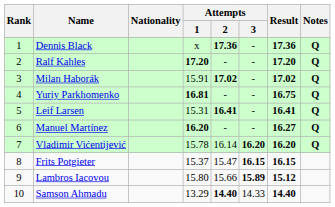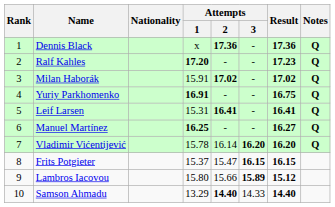(284, 62) 17.20 -> (284, 62) 17.23
(197, 95) 16.81 -> (197, 95) 16.91
(197, 128) 16.20 -> (197, 128) 16.25
